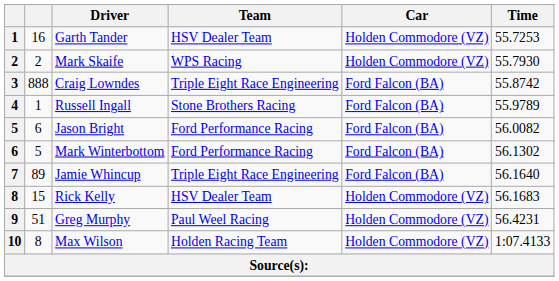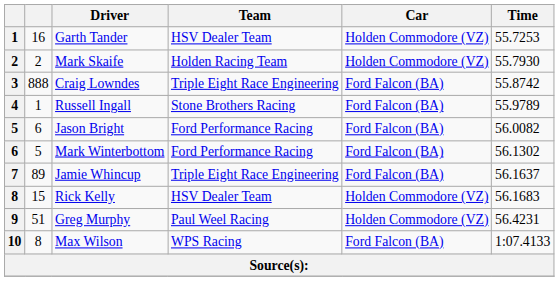(206, 60) WPS Racing -> (229, 60) Holden Racing Team
(517, 174) 56.1640 -> (517, 174) 56.1637
(229, 242) Holden Racing Team -> (206, 242) WPS Racing
(417, 242) Holden Commodore (VZ) -> (394, 242) Ford Falcon (BA)
